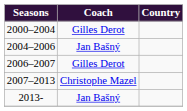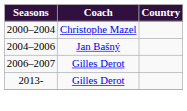(98, 30) Gilles Derot -> (98, 30) Christophe Mazel
- row: (31, 81)
(98, 98) Jan Bašný -> (98, 81) Gilles Derot
